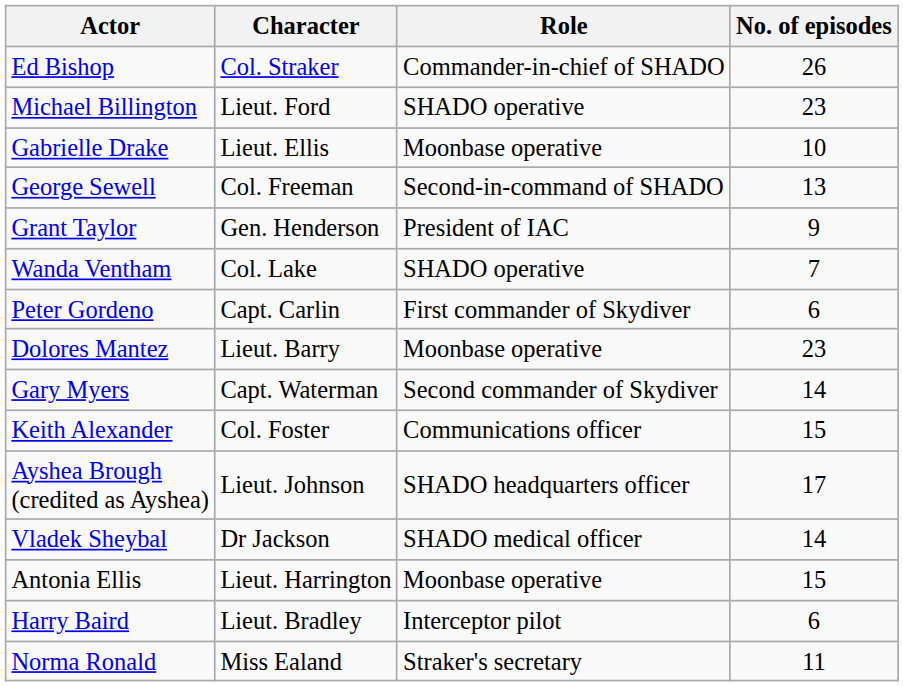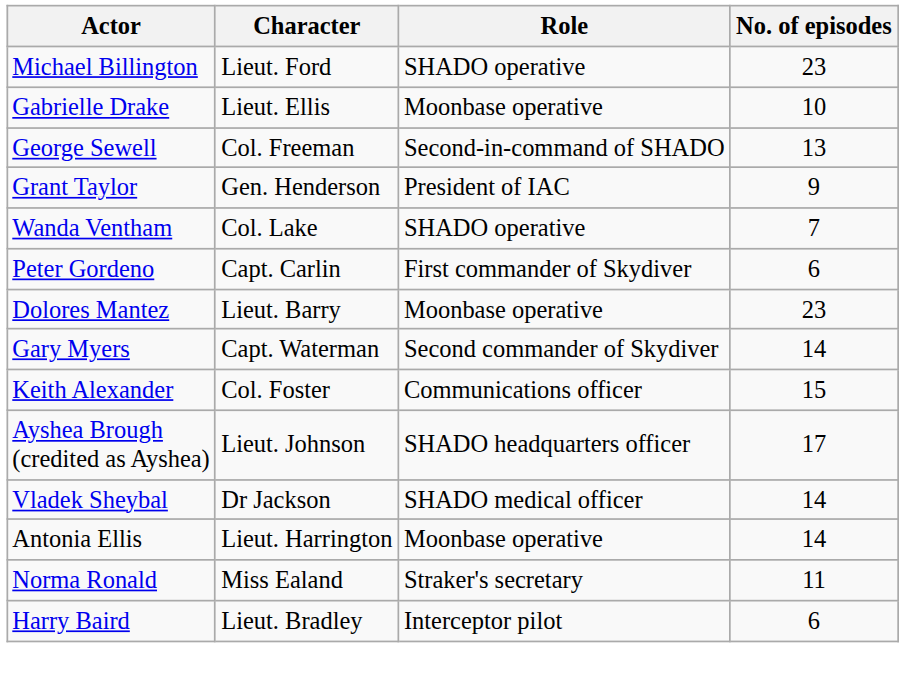- row: (63, 66)
(814, 579) 15 -> (814, 539) 14
rows swapped: (84, 660) <-> (70, 620)
